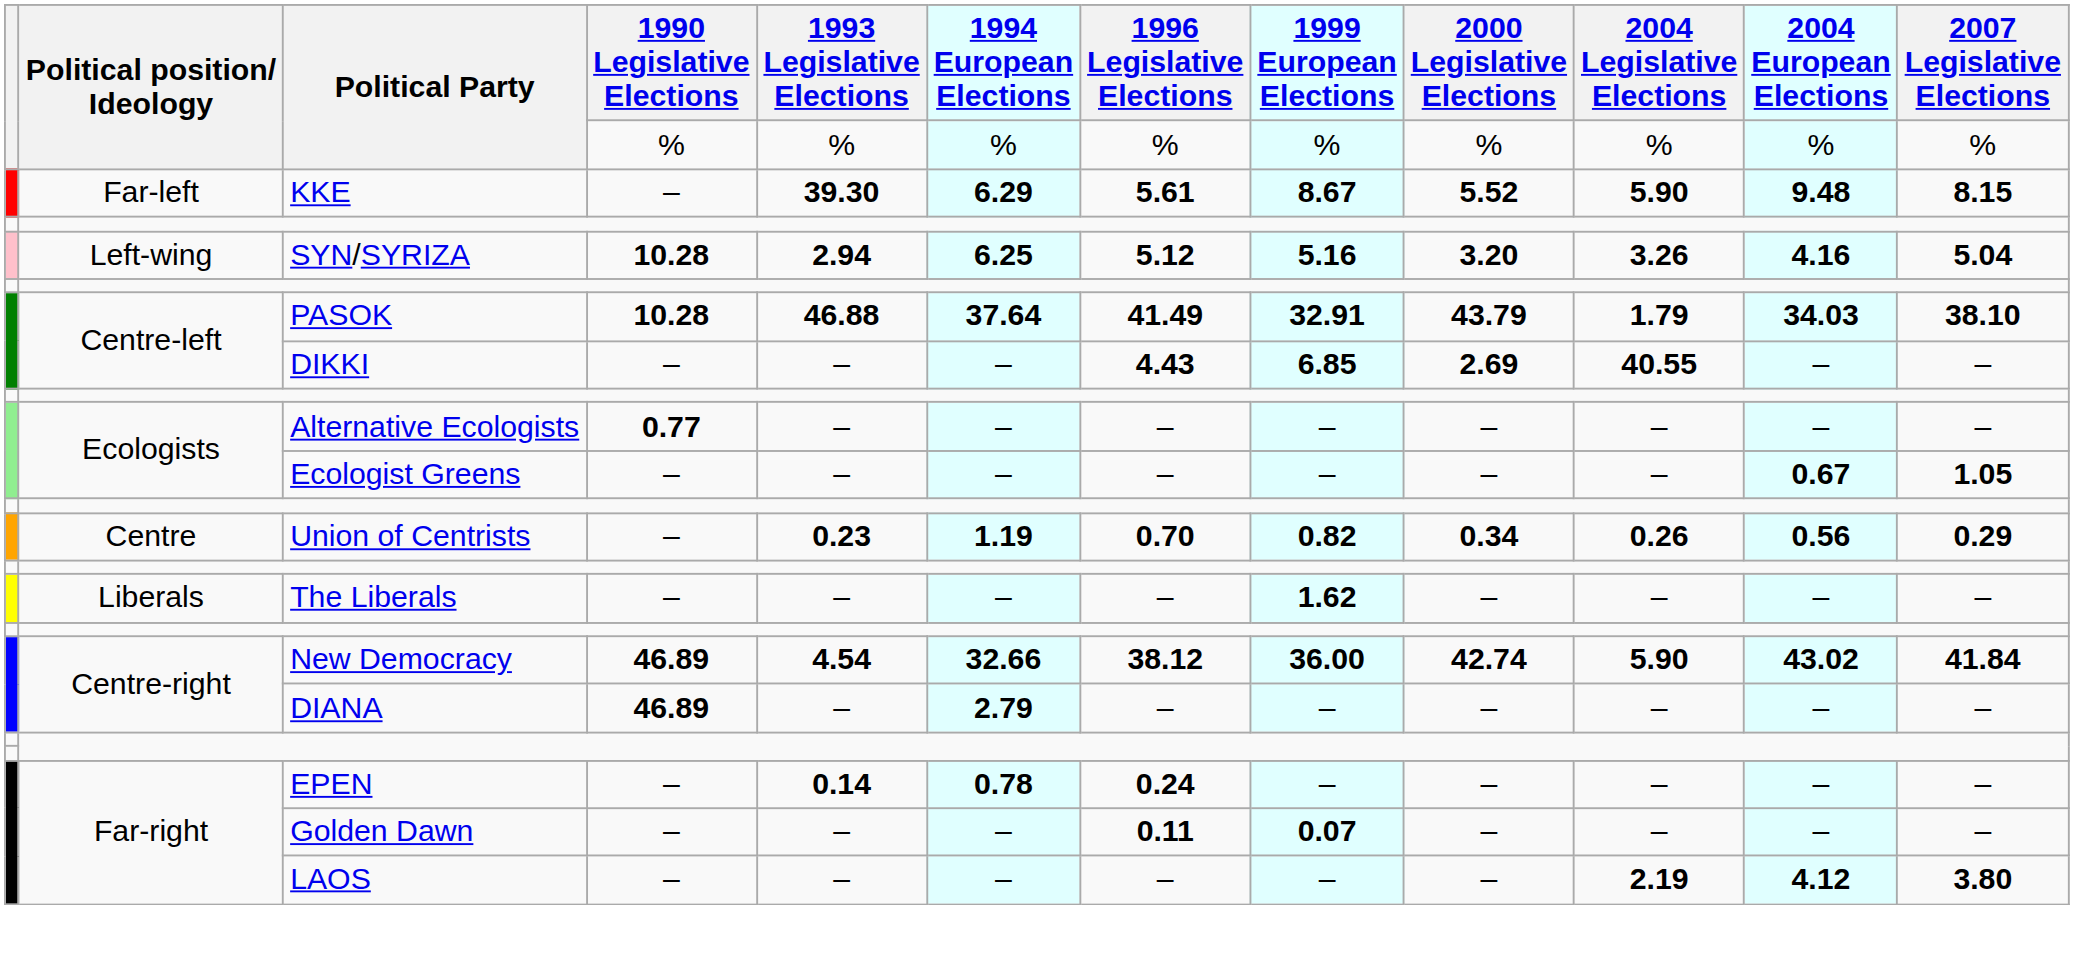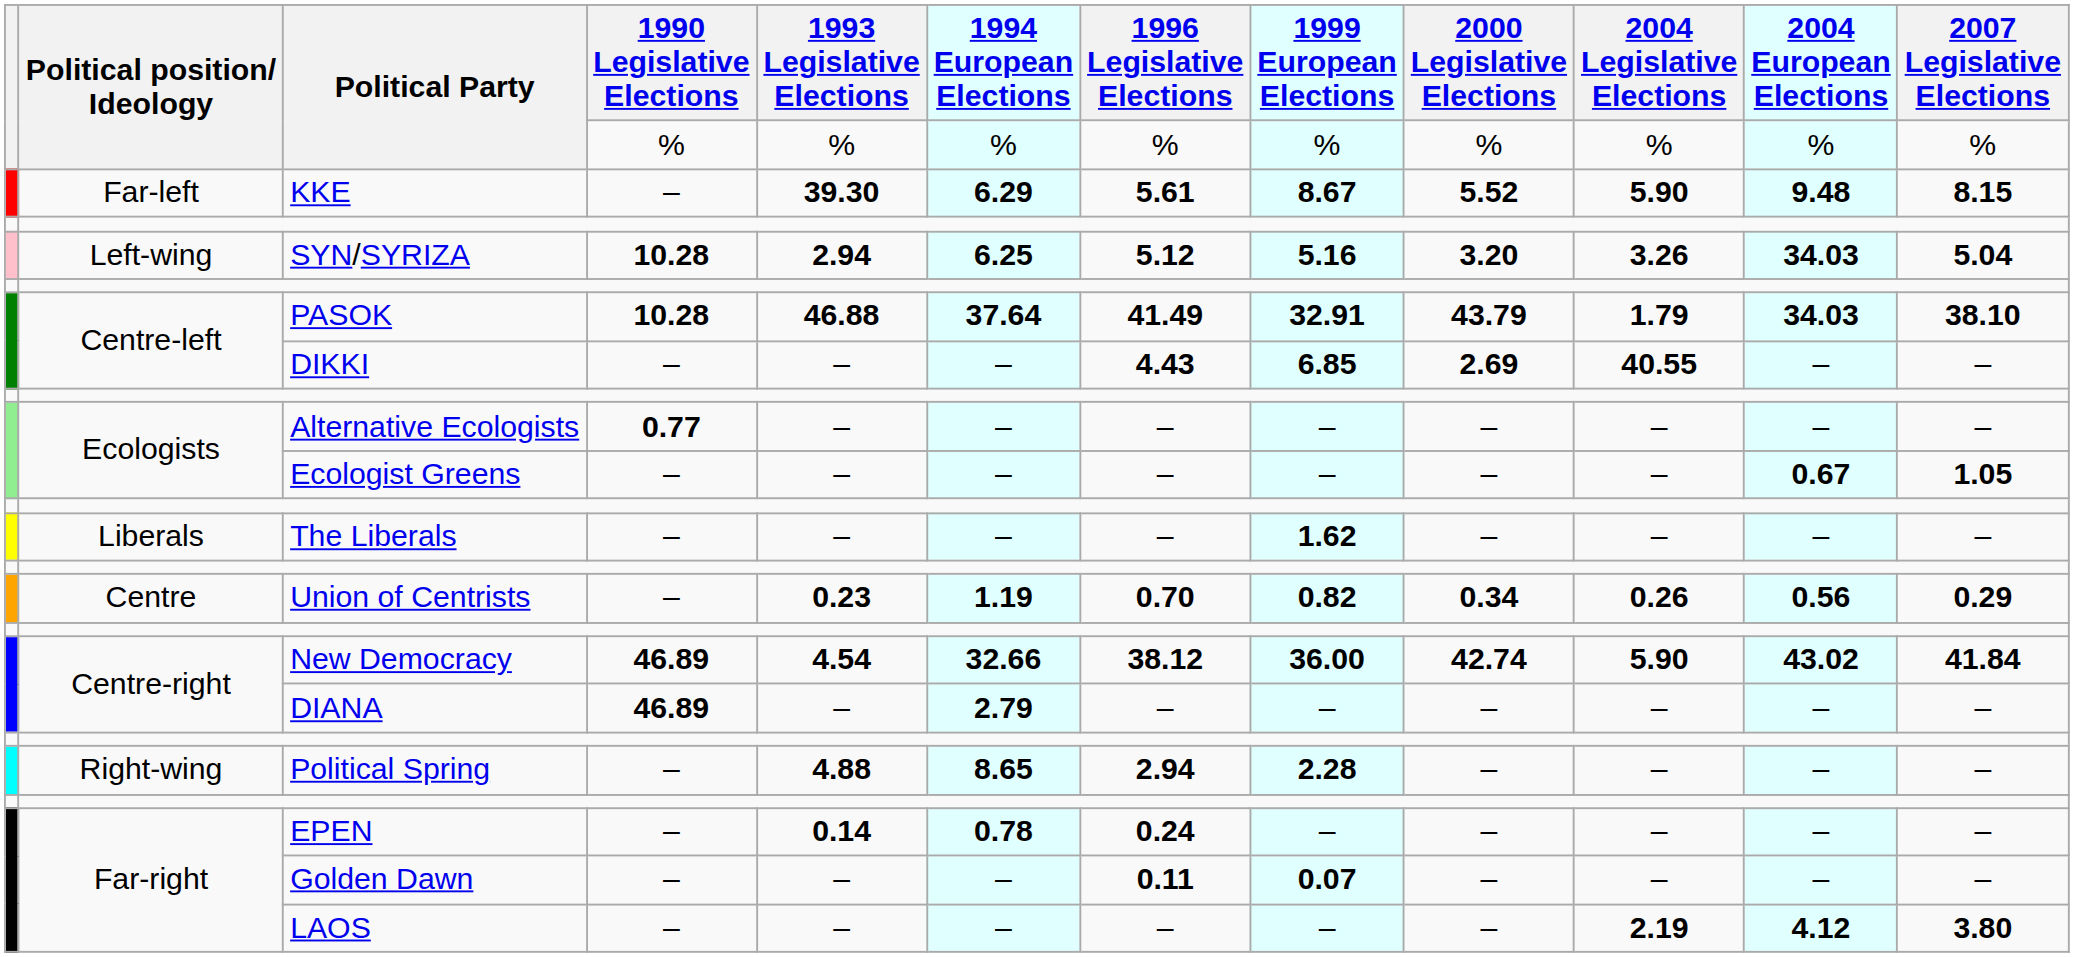(1821, 254) 4.16 -> (1821, 254) 34.03
rows swapped: (151, 535) <-> (151, 597)
+ row: (151, 769)
